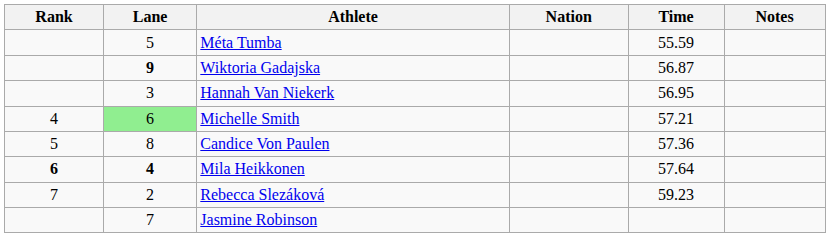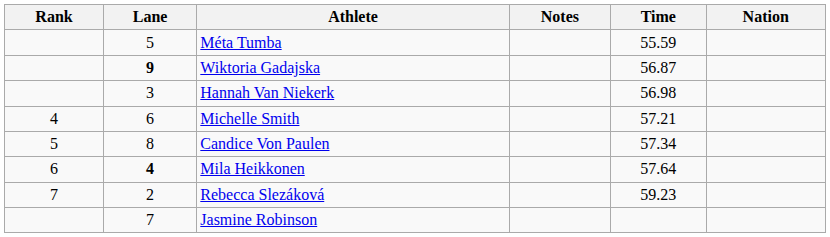columns swapped: (569, 17) <-> (775, 17)
(676, 93) 56.95 -> (658, 93) 56.98
(150, 118) lightgreen background -> (150, 118) no background
(676, 144) 57.36 -> (658, 144) 57.34
(54, 169) bold -> (54, 169) normal
